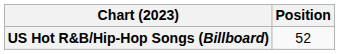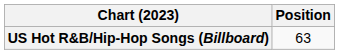(303, 37) 52 -> (303, 37) 63
